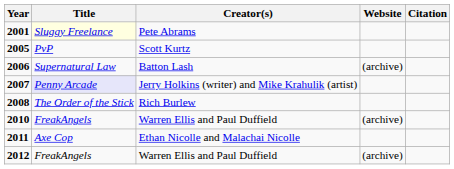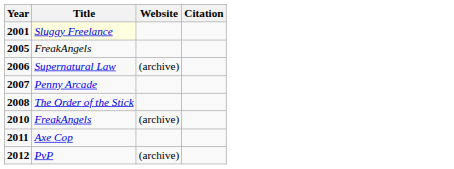- column: (248, 13)
(44, 48) PvP -> (63, 48) FreakAngels
(66, 84) lavender background -> (66, 84) no background
(63, 155) FreakAngels -> (44, 155) PvP
